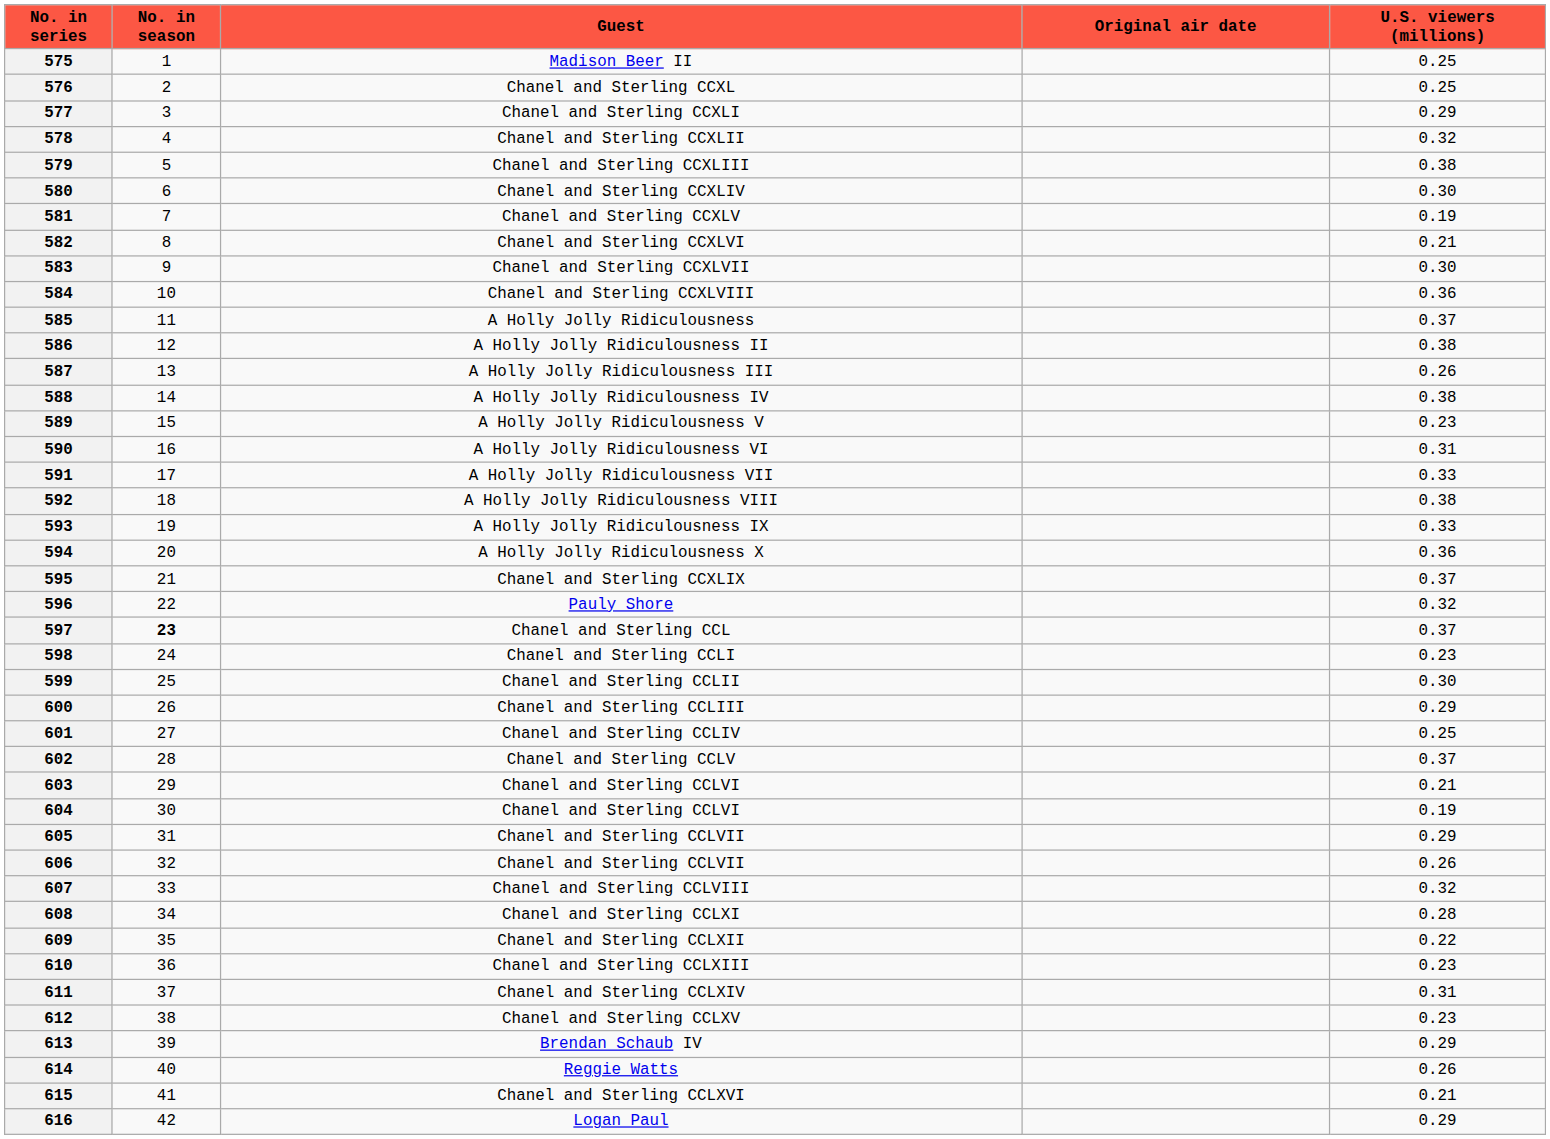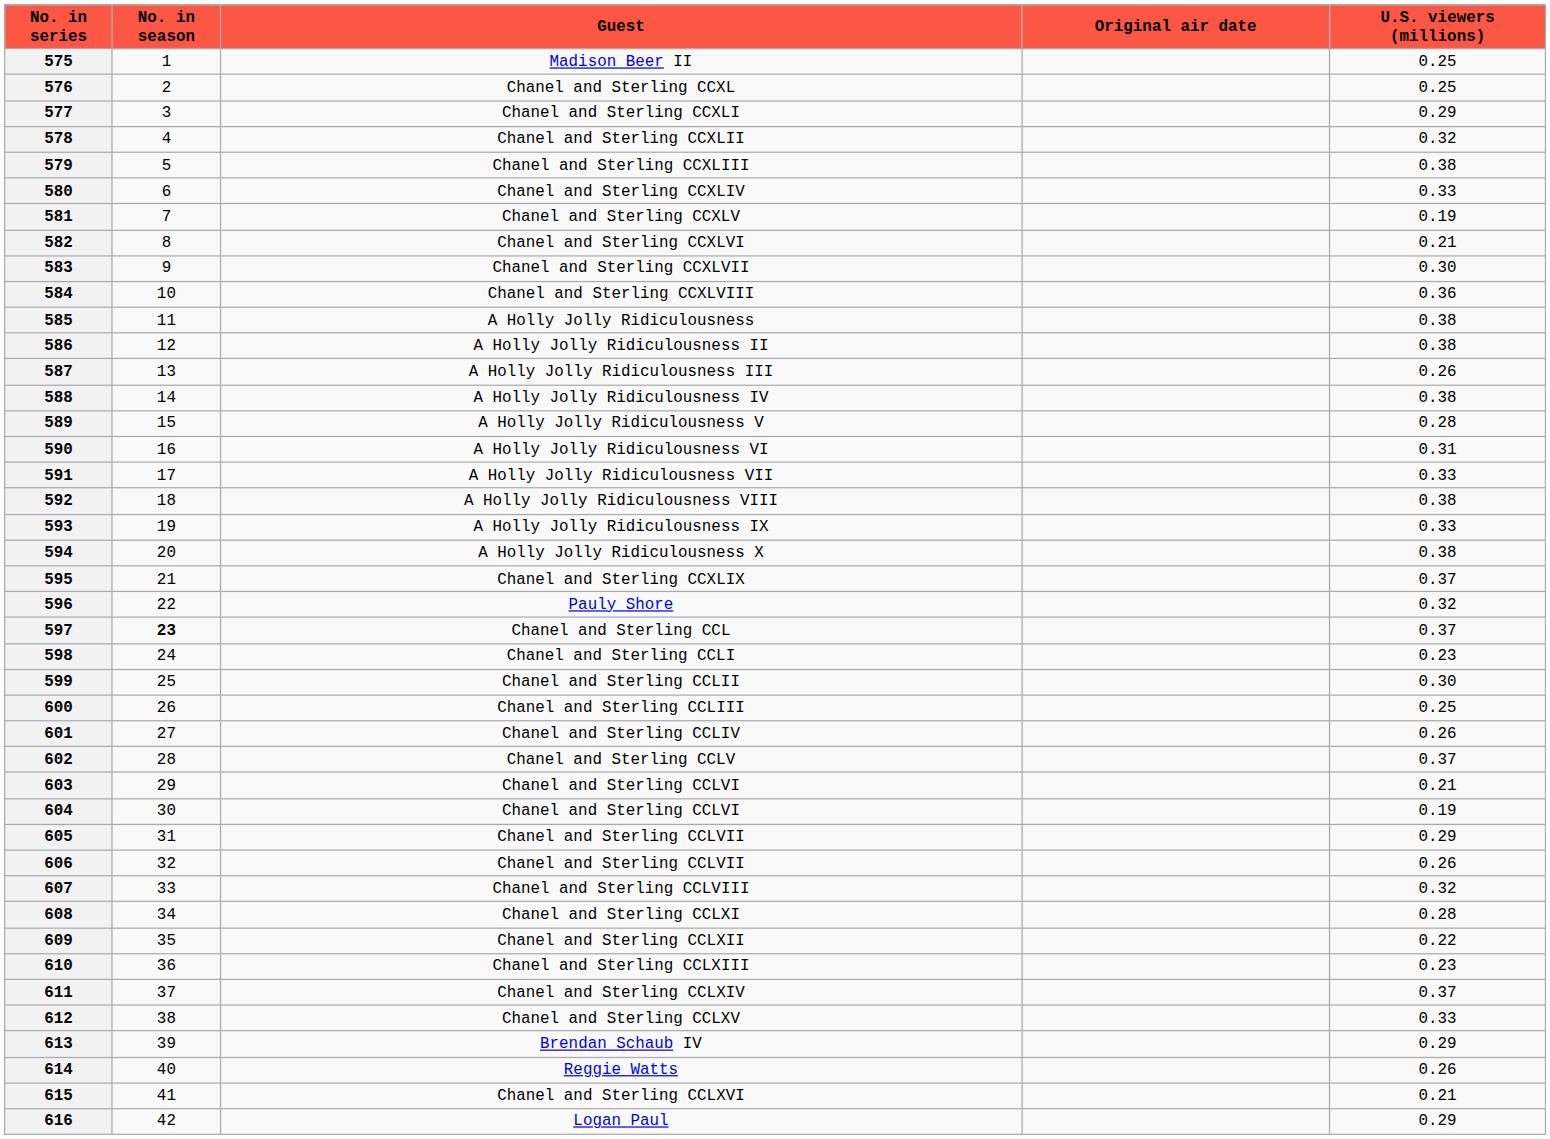(1438, 191) 0.30 -> (1438, 191) 0.33
(1438, 320) 0.37 -> (1438, 320) 0.38
(1438, 424) 0.23 -> (1438, 424) 0.28
(1438, 553) 0.36 -> (1438, 553) 0.38
(1438, 708) 0.29 -> (1438, 708) 0.25
(1438, 734) 0.25 -> (1438, 734) 0.26
(1438, 992) 0.31 -> (1438, 992) 0.37
(1438, 1018) 0.23 -> (1438, 1018) 0.33
